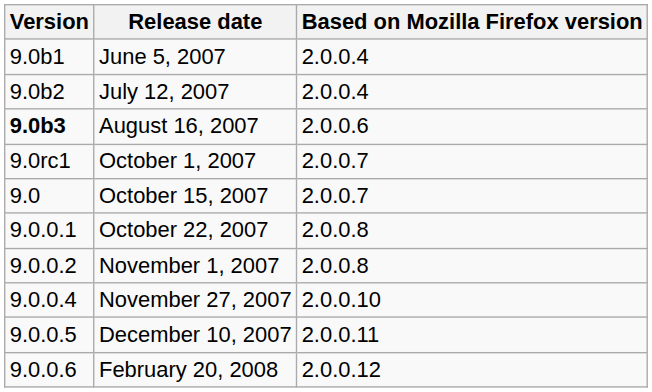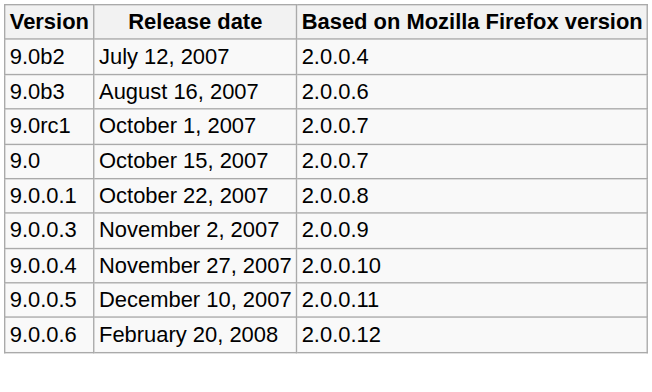- row: (162, 56)
(38, 126) bold -> (37, 91) normal
- row: (189, 265)
+ row: (189, 230)
